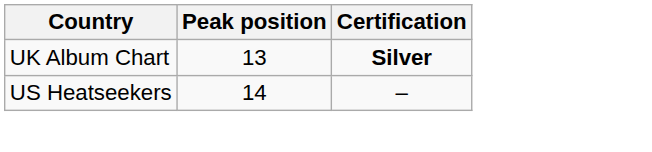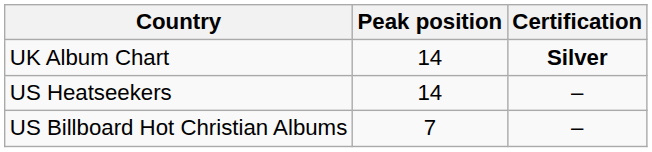(254, 57) 13 -> (430, 57) 14
+ row: (179, 127)
